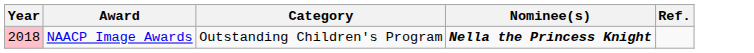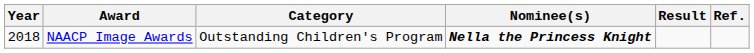+ column: (683, 16)
(24, 38) pink background -> (24, 38) no background
